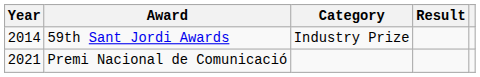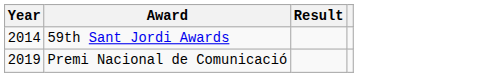- column: (352, 16)
(24, 61) 2021 -> (24, 61) 2019
